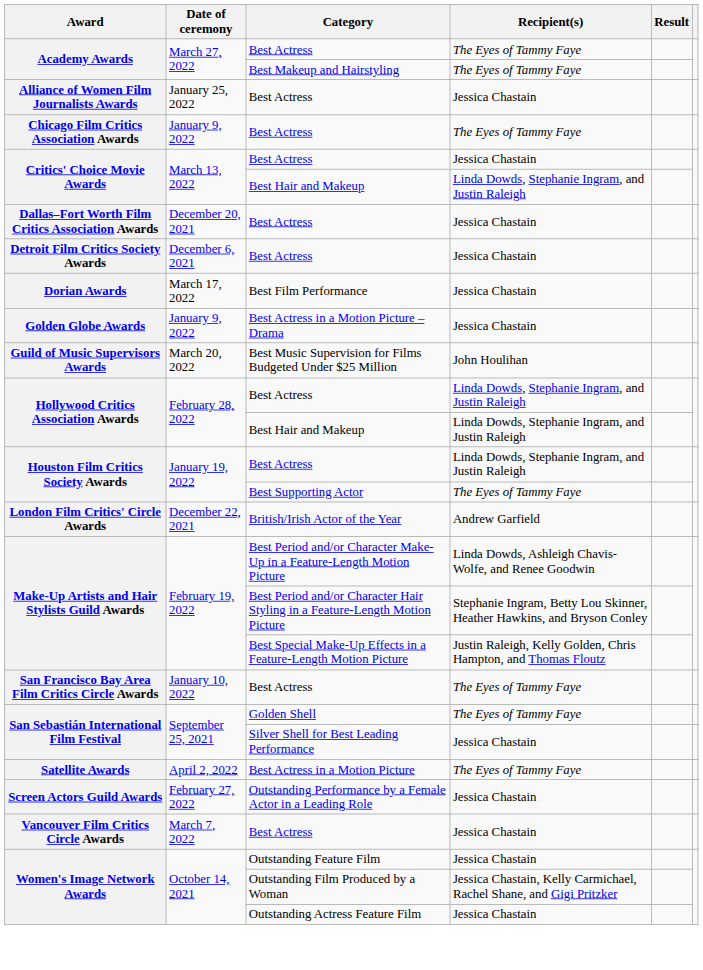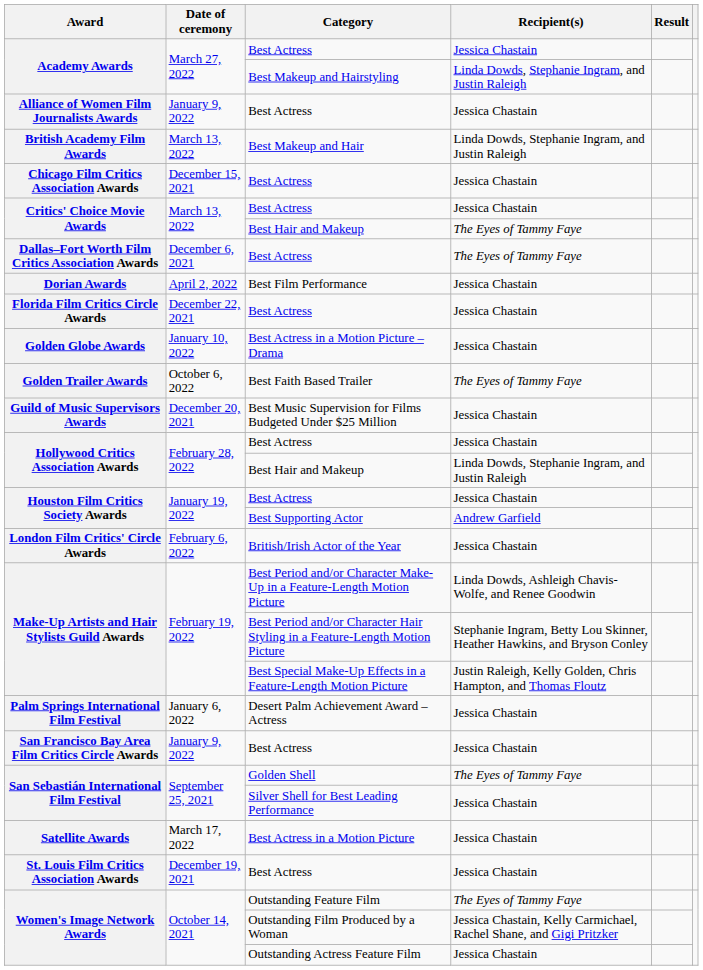(517, 49) The Eyes of Tammy Faye -> (495, 49) Jessica Chastain
(517, 69) The Eyes of Tammy Faye -> (549, 76) Linda Dowds, Stephanie Ingram, and Justin Raleigh
(199, 97) January 25, 2022 -> (195, 111) January 9, 2022
+ row: (85, 146)
(195, 131) January 9, 2022 -> (205, 180) December 15, 2021
(517, 131) The Eyes of Tammy Faye -> (495, 180) Jessica Chastain
(548, 186) Linda Dowds, Stephanie Ingram, and Justin Raleigh -> (518, 228) The Eyes of Tammy Faye
(205, 221) December 20, 2021 -> (201, 256) December 6, 2021
(495, 221) Jessica Chastain -> (518, 256) The Eyes of Tammy Faye
- row: (85, 256)
(195, 290) March 17, 2022 -> (203, 283) April 2, 2022
+ row: (85, 311)
(195, 325) January 9, 2022 -> (198, 345) January 10, 2022
+ row: (85, 380)
(195, 360) March 20, 2022 -> (205, 415) December 20, 2021
(490, 360) John Houlihan -> (495, 415) Jessica Chastain
(548, 395) Linda Dowds, Stephanie Ingram, and Justin Raleigh -> (495, 442) Jessica Chastain
(548, 464) Linda Dowds, Stephanie Ingram, and Justin Raleigh -> (495, 497) Jessica Chastain
(517, 491) The Eyes of Tammy Faye -> (497, 518) Andrew Garfield
(205, 519) December 22, 2021 -> (198, 545) February 6, 2022
(496, 519) Andrew Garfield -> (495, 545) Jessica Chastain
+ row: (85, 713)
(199, 687) January 10, 2022 -> (195, 747) January 9, 2022
(517, 687) The Eyes of Tammy Faye -> (495, 747) Jessica Chastain
(203, 769) April 2, 2022 -> (195, 837) March 17, 2022
(517, 769) The Eyes of Tammy Faye -> (495, 837) Jessica Chastain
- row: (85, 797)
+ row: (85, 872)
- row: (85, 831)
(495, 859) Jessica Chastain -> (518, 899) The Eyes of Tammy Faye
